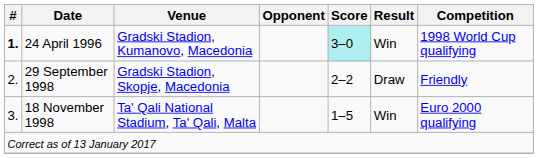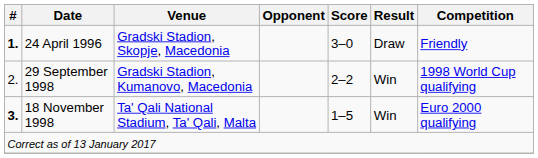(185, 43) Gradski Stadion, Kumanovo, Macedonia -> (173, 43) Gradski Stadion, Skopje, Macedonia
(342, 43) paleturquoise background -> (342, 43) no background
(385, 43) Win -> (389, 43) Draw
(468, 43) 1998 World Cup qualifying -> (444, 43) Friendly
(173, 79) Gradski Stadion, Skopje, Macedonia -> (185, 79) Gradski Stadion, Kumanovo, Macedonia
(389, 79) Draw -> (385, 79) Win
(444, 79) Friendly -> (468, 79) 1998 World Cup qualifying
(13, 115) normal -> (13, 115) bold
